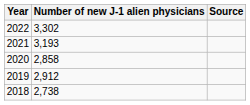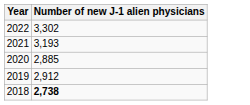- column: (226, 12)
(46, 60) 2,858 -> (46, 60) 2,885
(46, 92) normal -> (46, 92) bold
